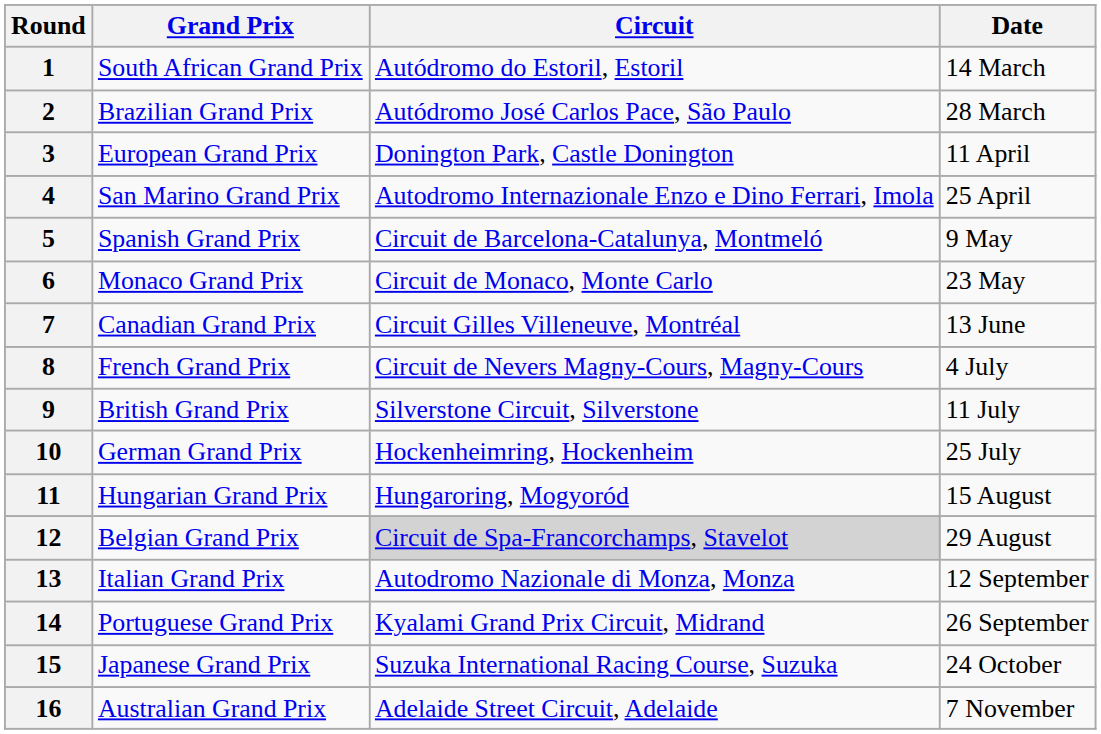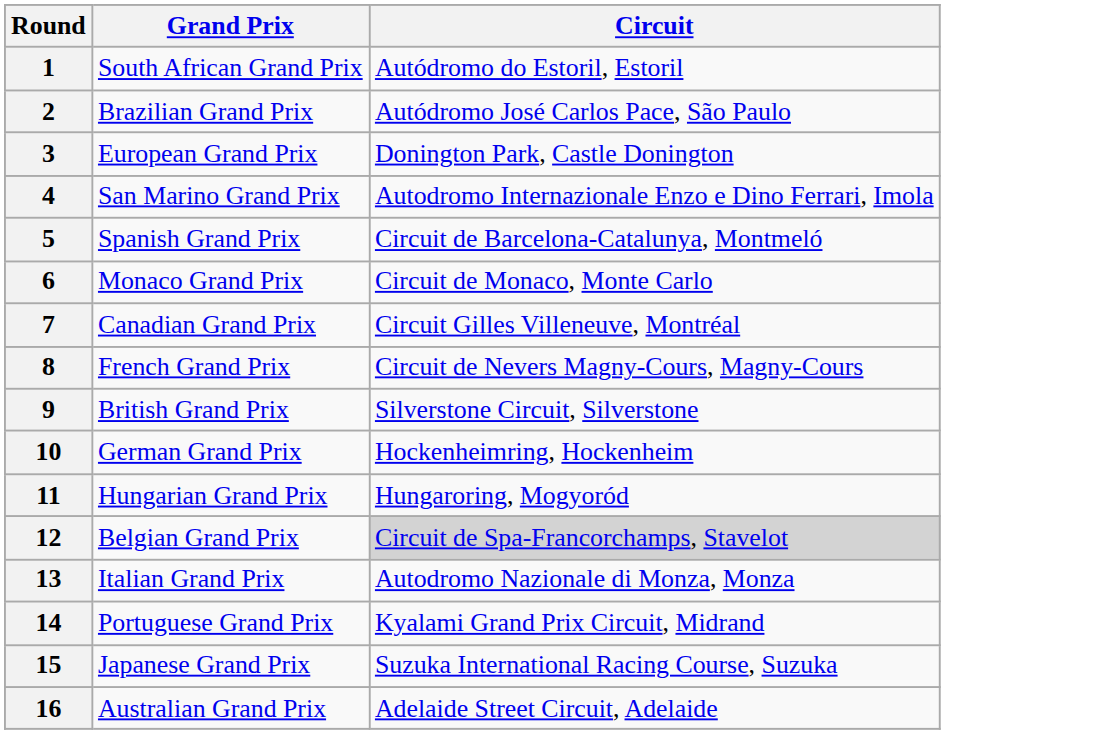- column: (1017, 25)
